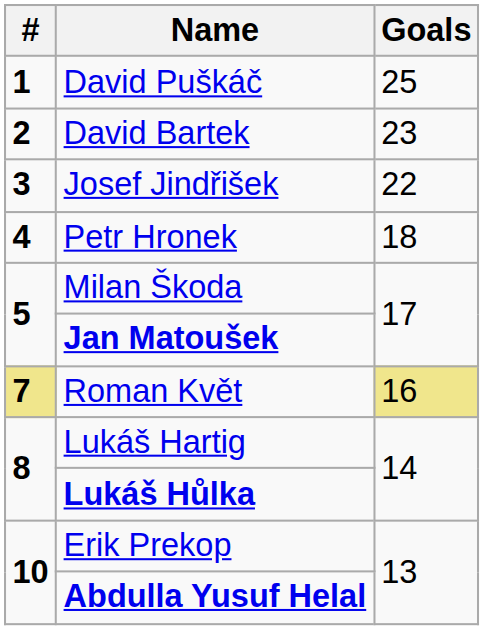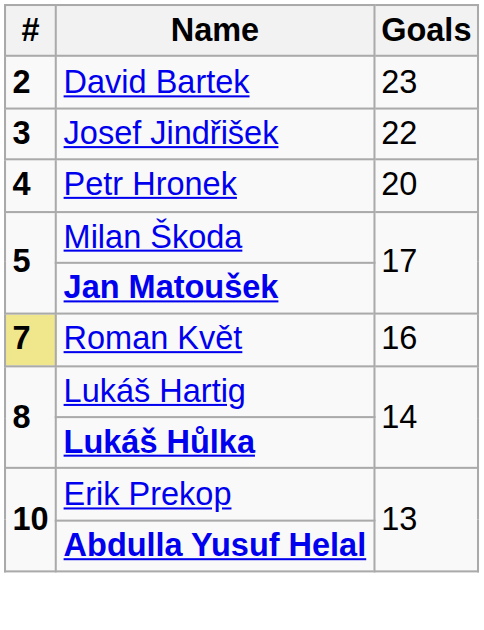- row: (163, 81)
(399, 236) 18 -> (399, 184) 20
(399, 390) khaki background -> (399, 339) no background
